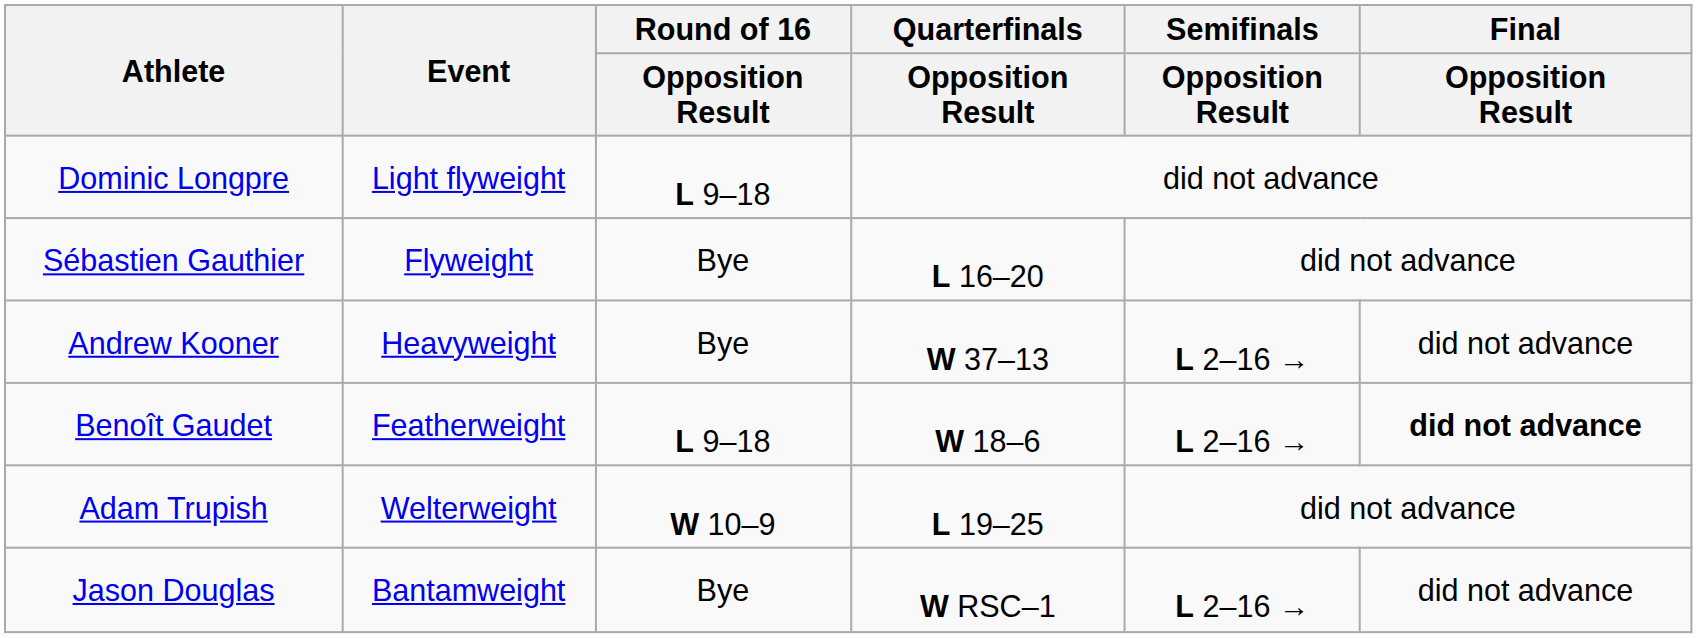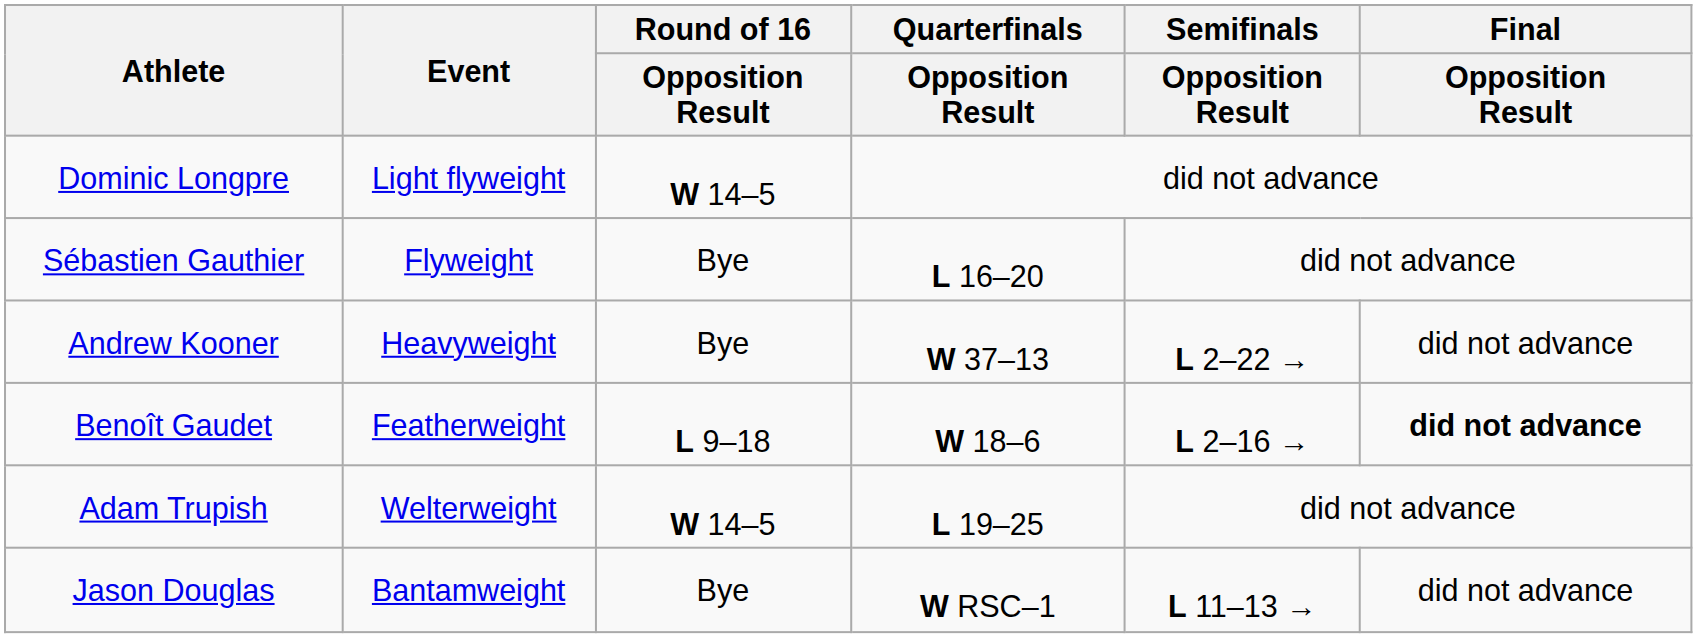(723, 194) L 9–18 -> (723, 194) W 14–5
(1242, 360) L 2–16 → -> (1242, 360) L 2–22 →
(723, 525) W 10–9 -> (723, 525) W 14–5
(1242, 607) L 2–16 → -> (1242, 607) L 11–13 →
